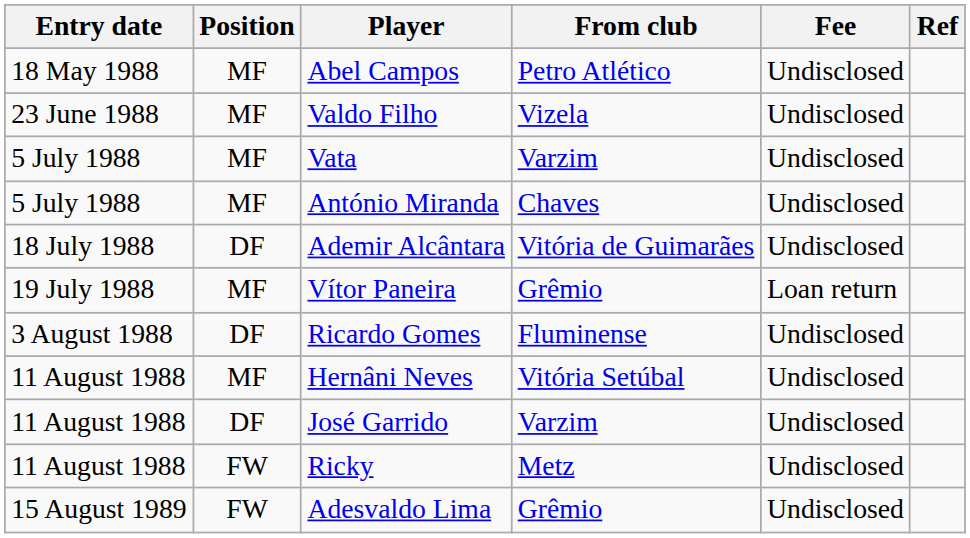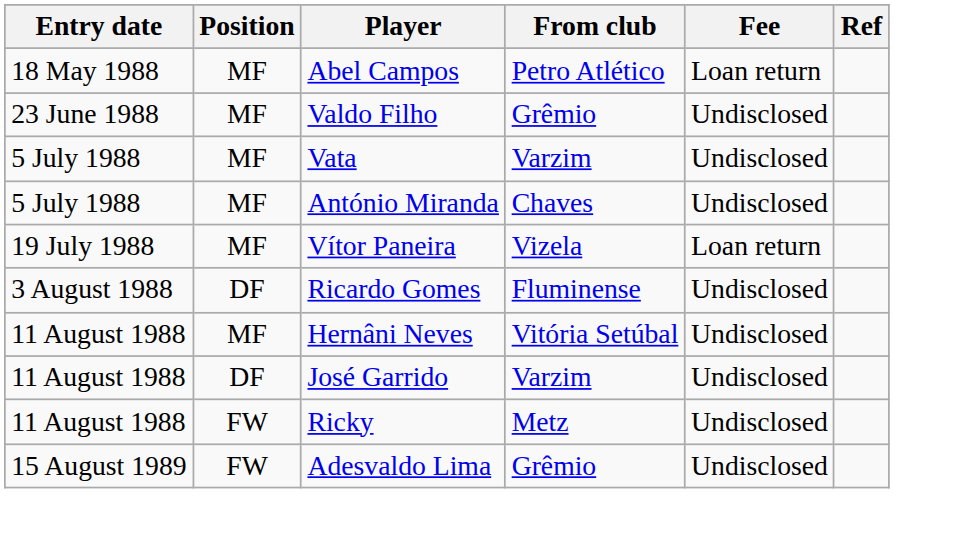(836, 70) Undisclosed -> (756, 70) Loan return
(553, 114) Vizela -> (554, 114) Grêmio
- row: (406, 245)
(560, 289) Grêmio -> (547, 245) Vizela
